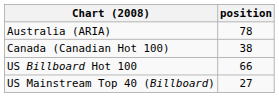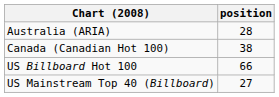(246, 31) 78 -> (246, 31) 28
